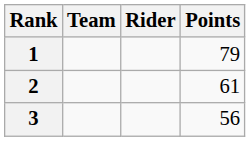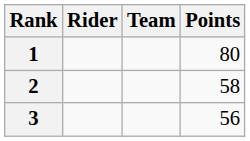columns swapped: (150, 20) <-> (91, 20)
(230, 53) 79 -> (230, 53) 80
(230, 86) 61 -> (230, 86) 58
